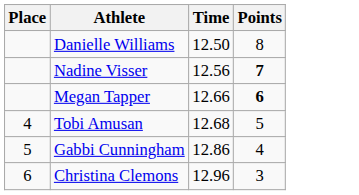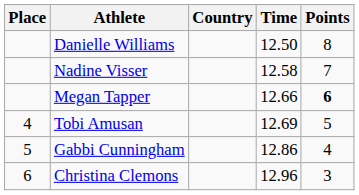+ column: (222, 17)
(211, 70) 12.56 -> (279, 70) 12.58
(260, 70) bold -> (327, 70) normal
(211, 123) 12.68 -> (279, 123) 12.69
